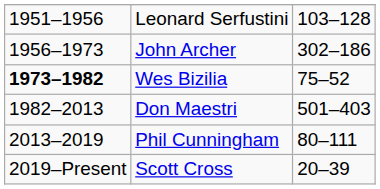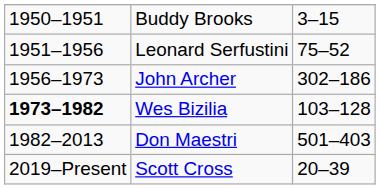+ row: (194, 19)
(334, 19) 103–128 -> (323, 49) 75–52
(323, 79) 75–52 -> (334, 109) 103–128
- row: (207, 139)
